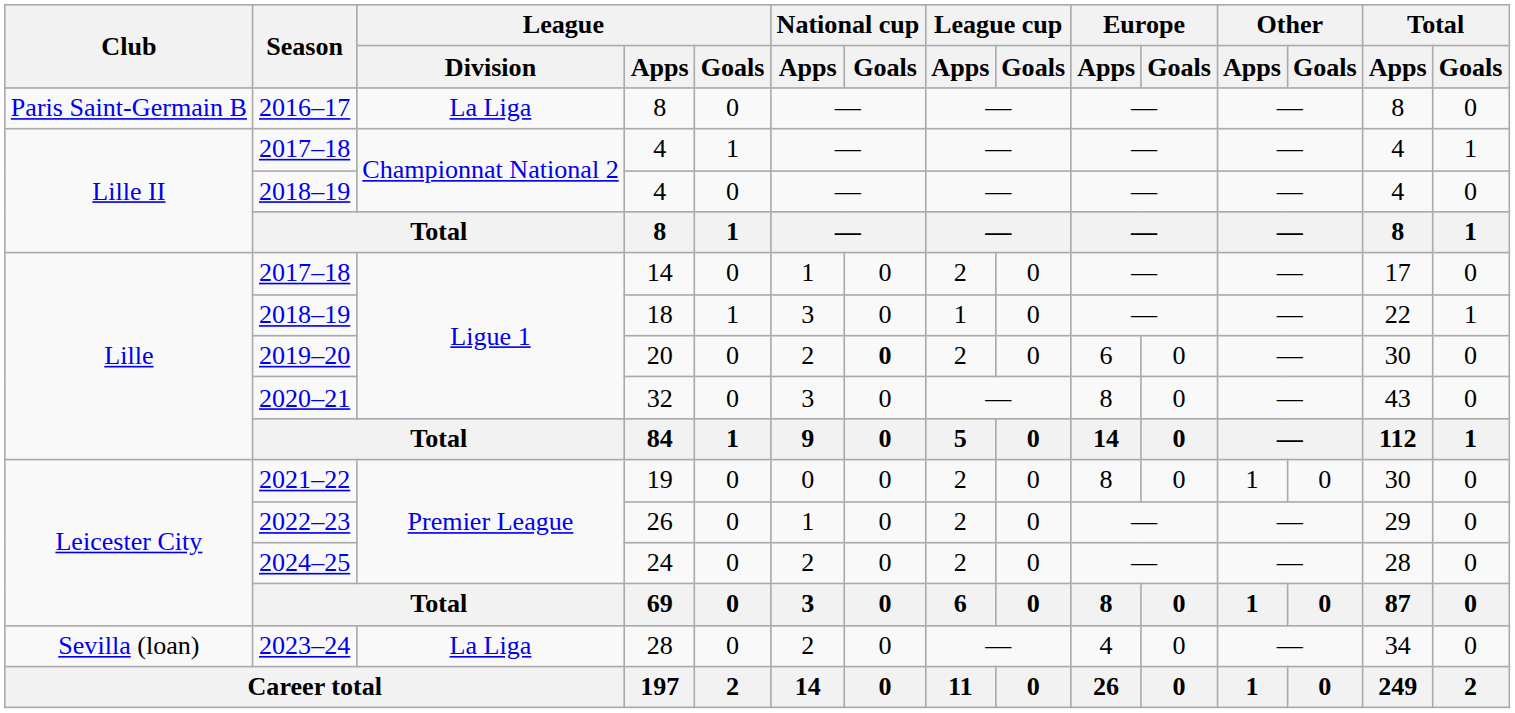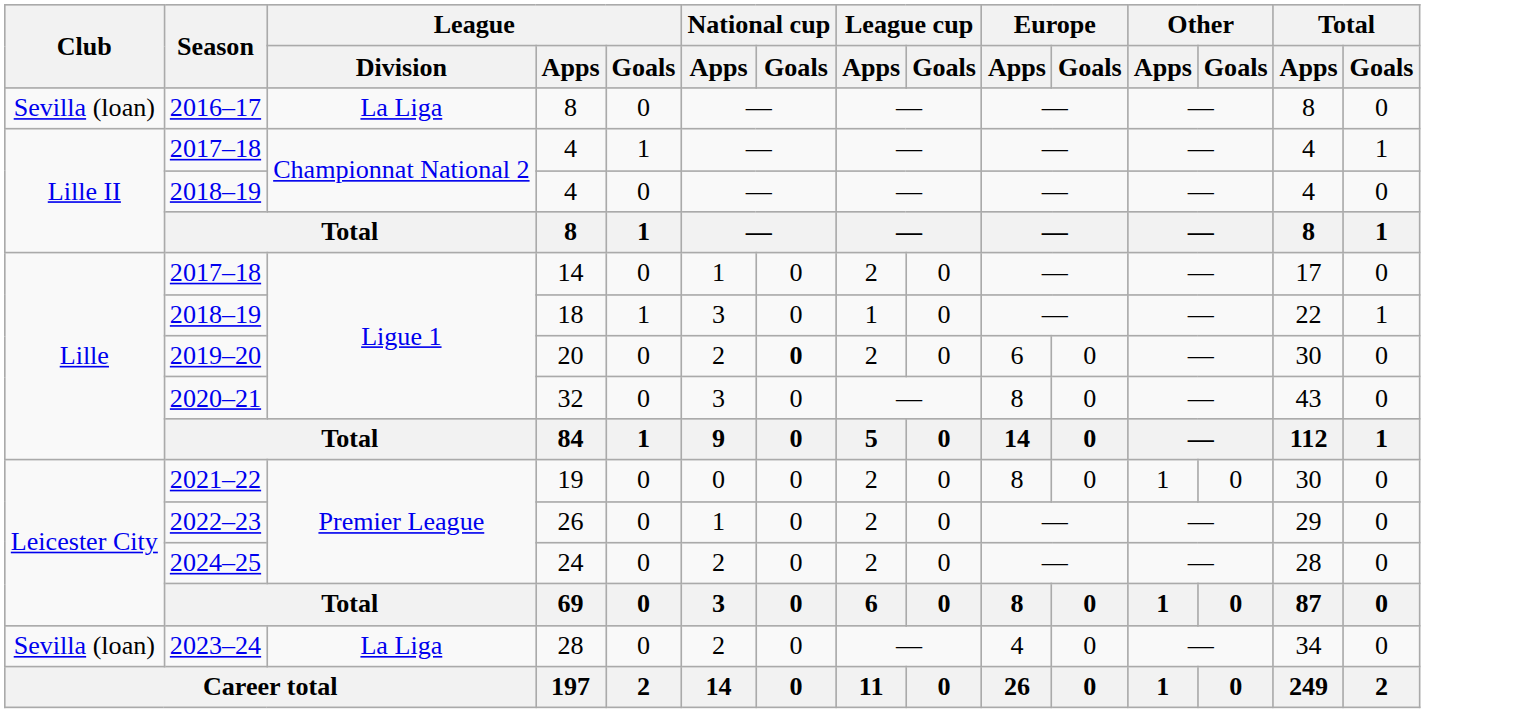(129, 107) Paris Saint-Germain B -> (84, 107) Sevilla (loan)
